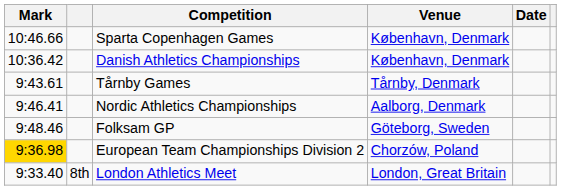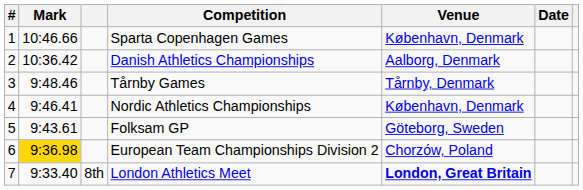+ column: (12, 15)
(440, 60) København, Denmark -> (443, 60) Aalborg, Denmark
(39, 83) 9:43.61 -> (54, 83) 9:48.46
(428, 106) Aalborg, Denmark -> (454, 106) København, Denmark
(39, 128) 9:48.46 -> (54, 128) 9:43.61
(438, 173) normal -> (458, 173) bold
